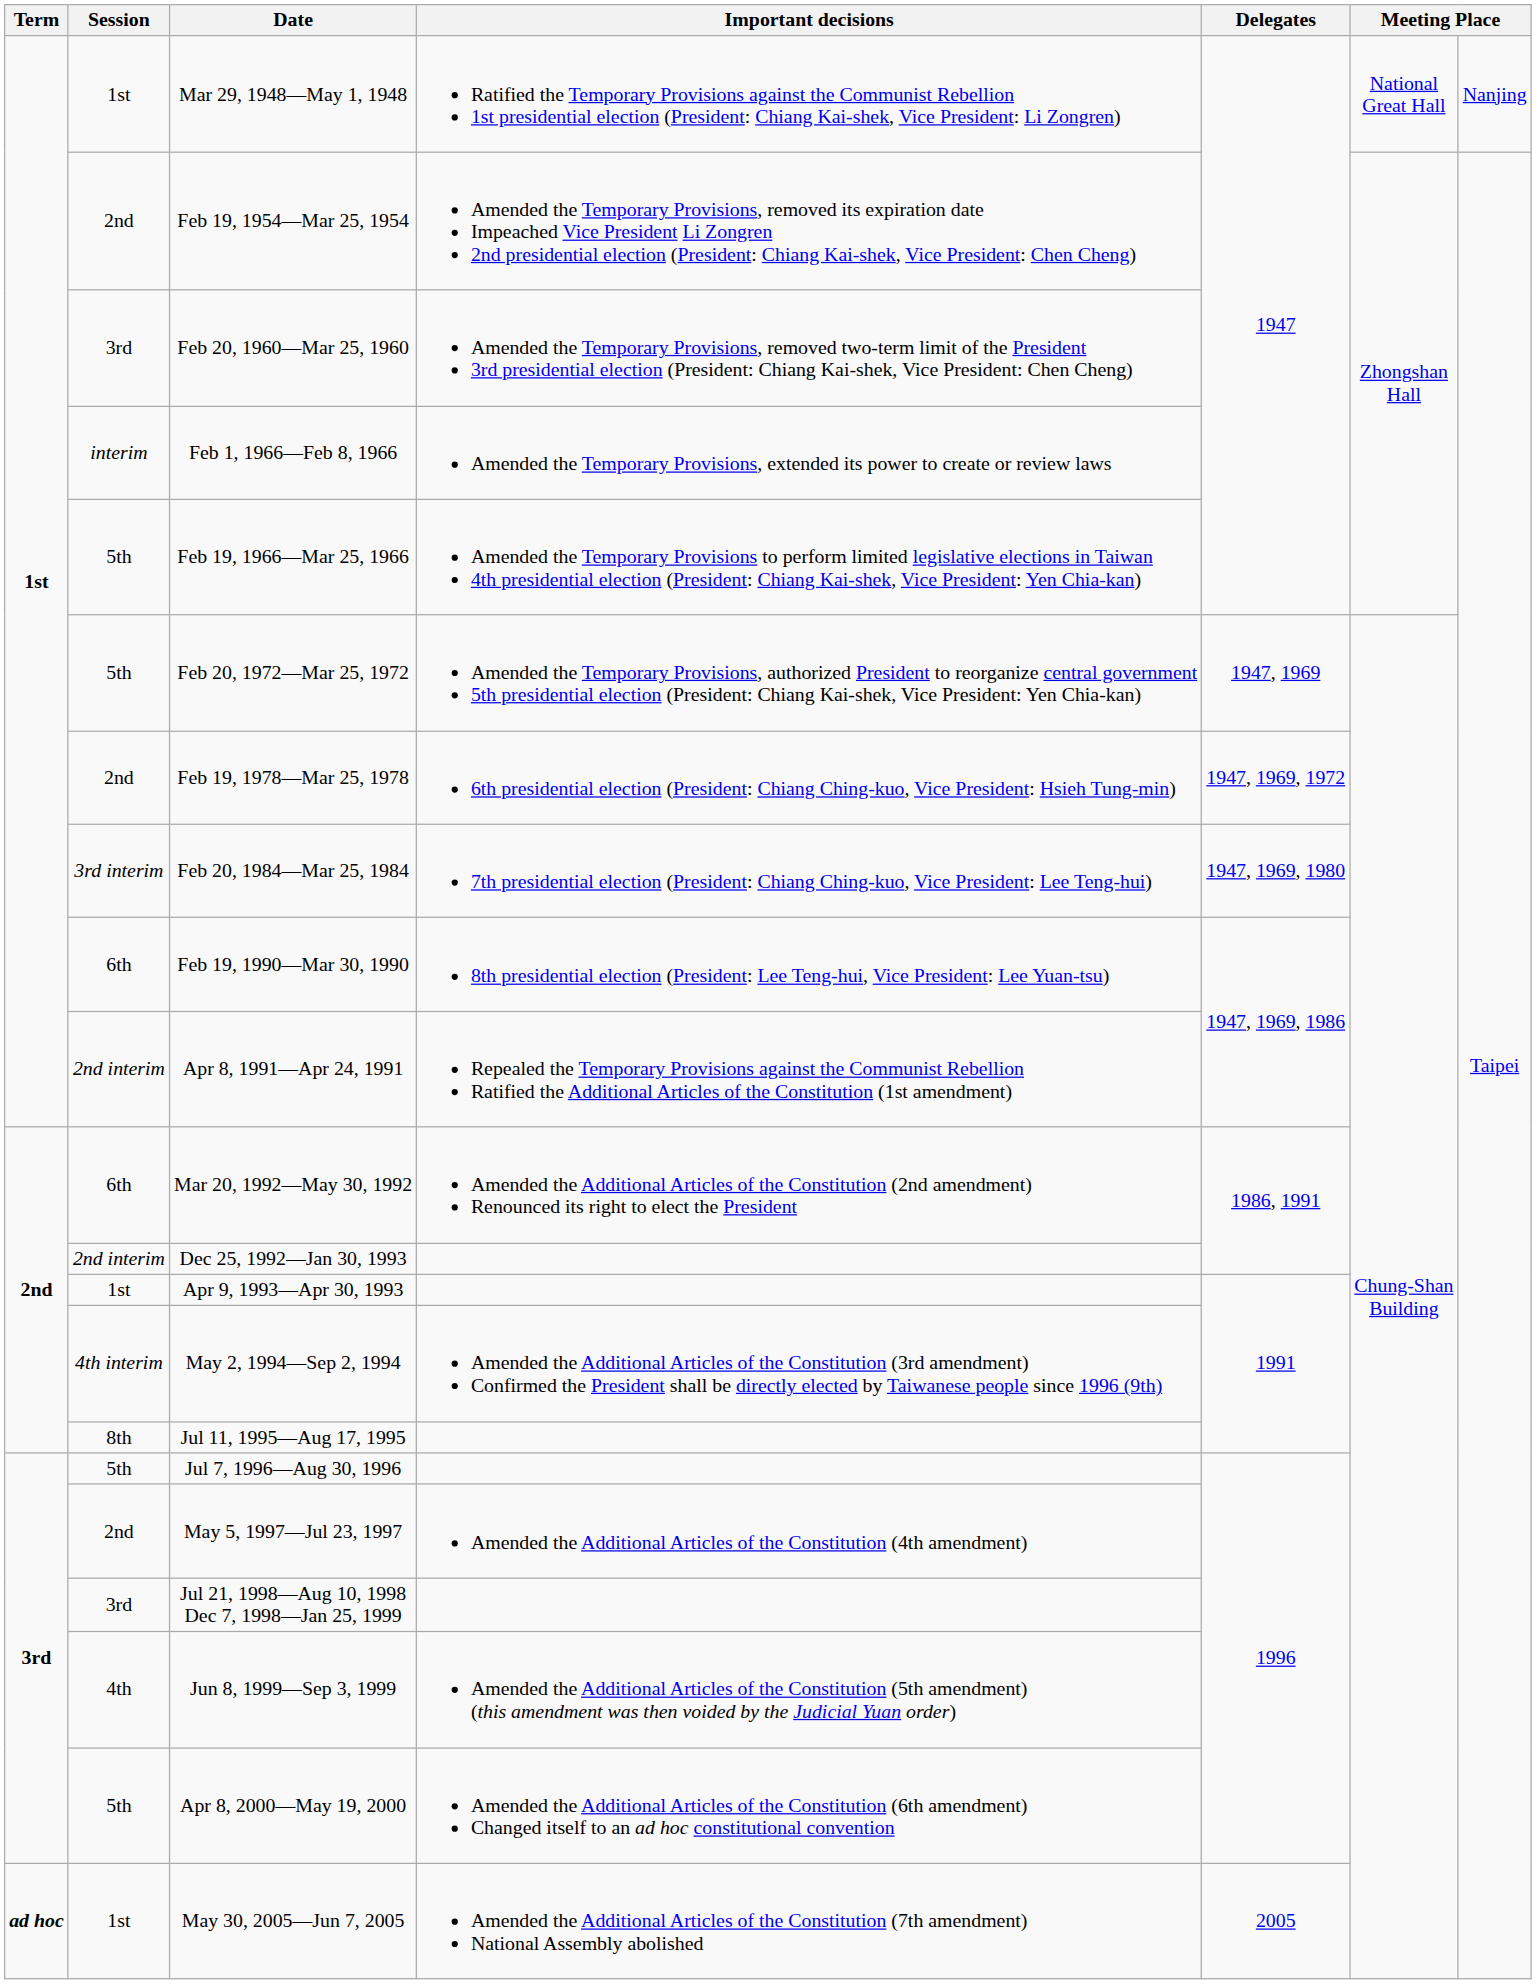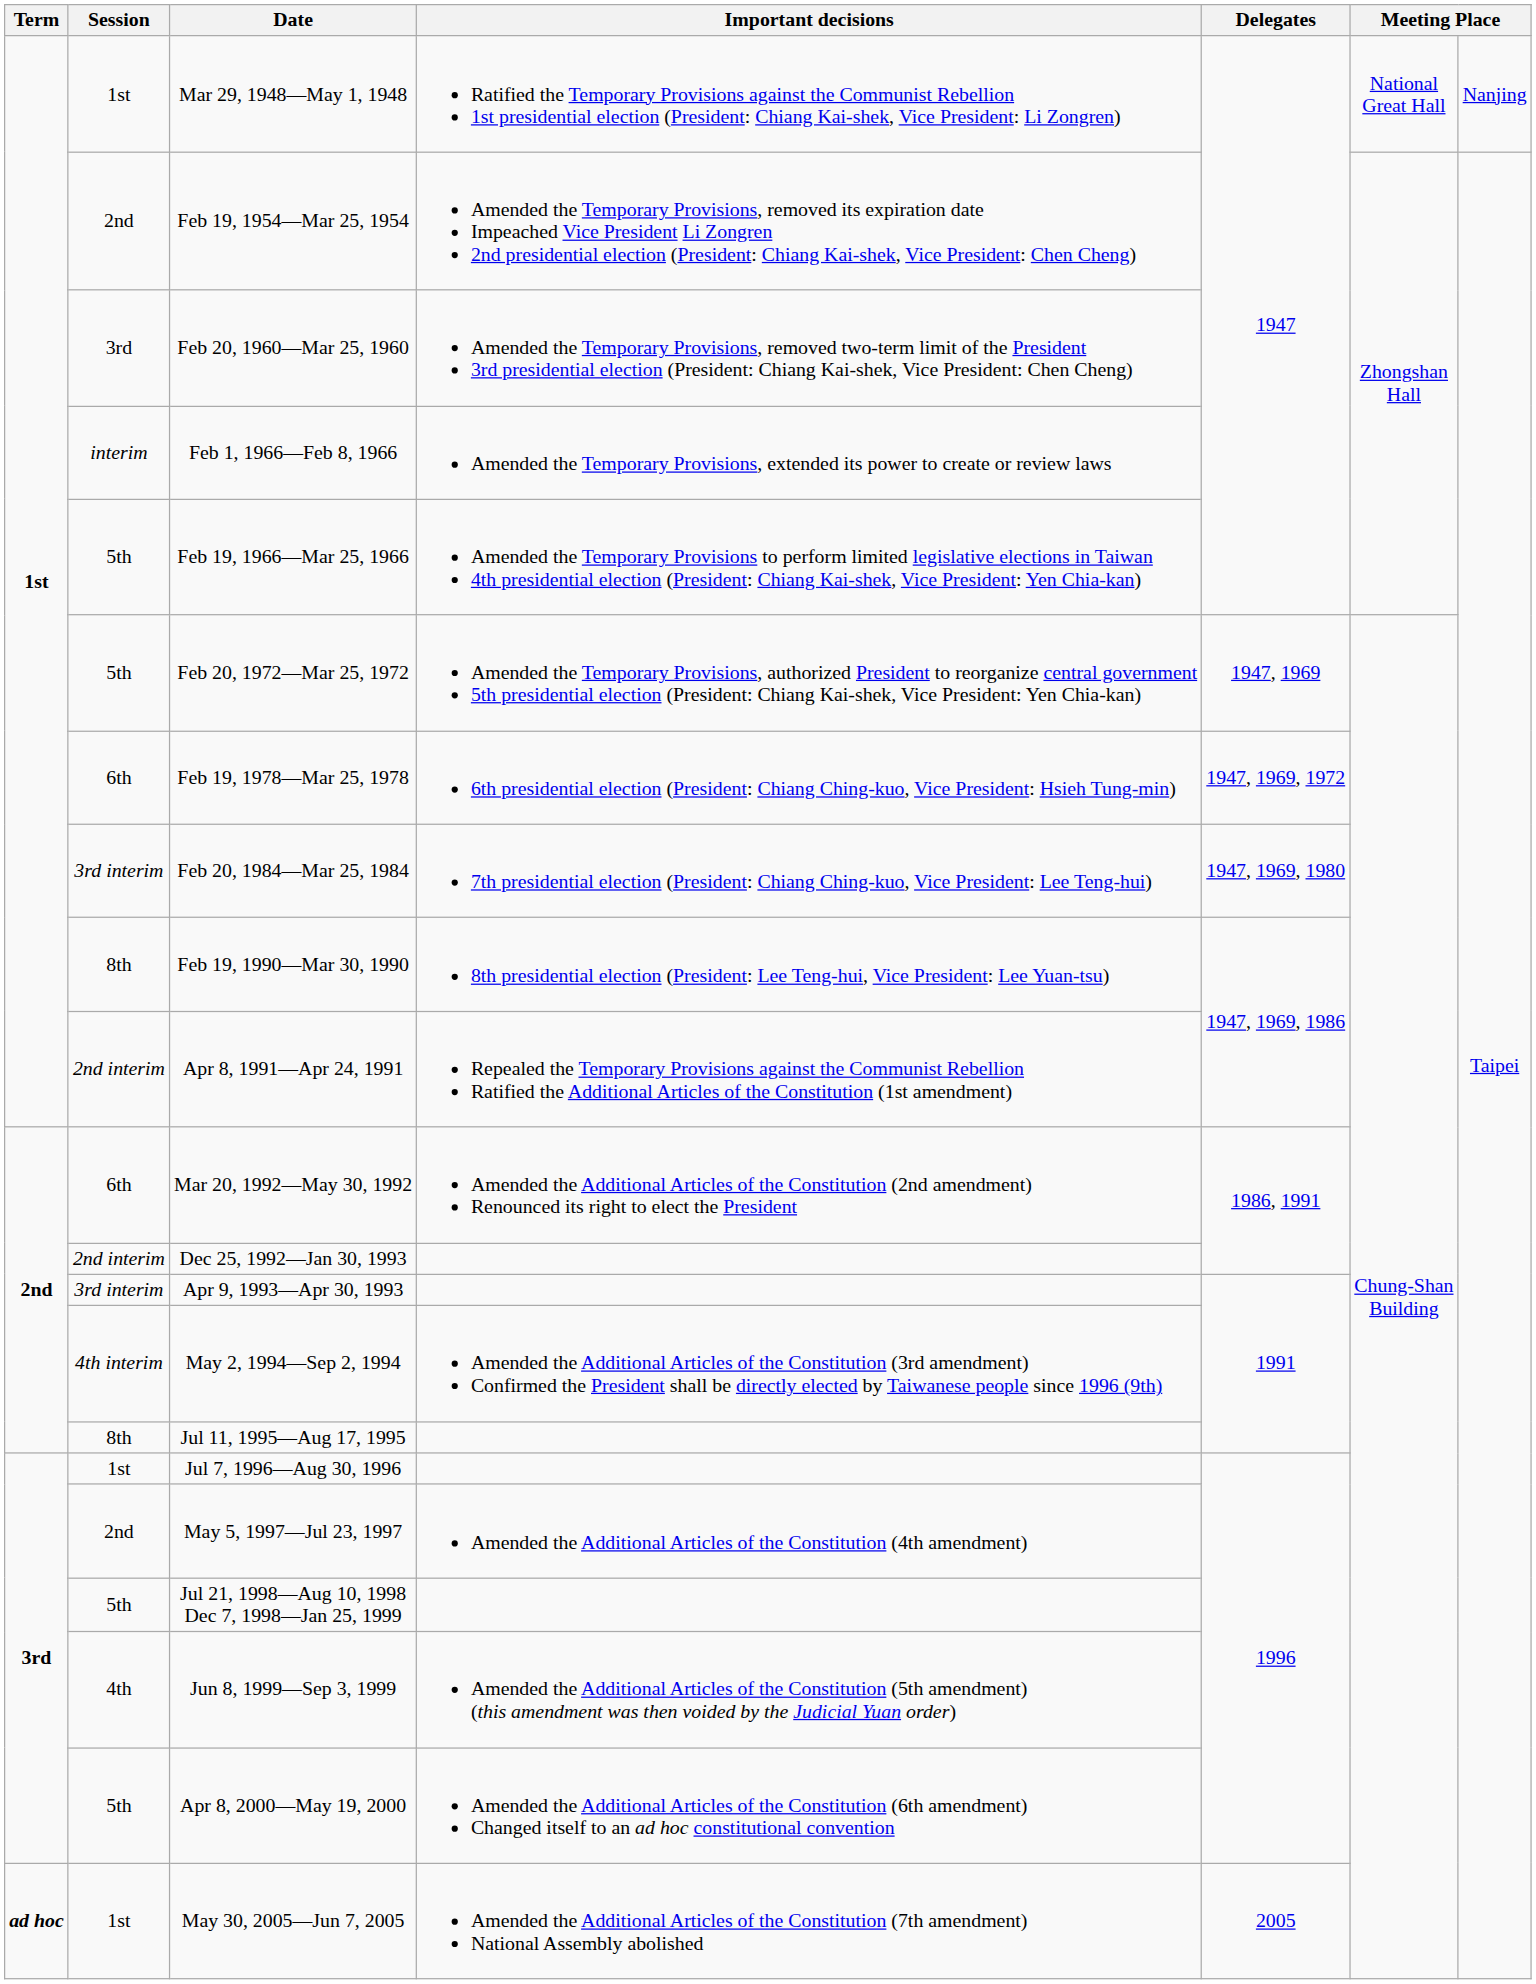(119, 777) 2nd -> (119, 777) 6th
(119, 964) 6th -> (119, 964) 8th
(119, 1289) 1st -> (119, 1289) 3rd interim
(119, 1468) 5th -> (119, 1468) 1st
(119, 1604) 3rd -> (119, 1604) 5th
